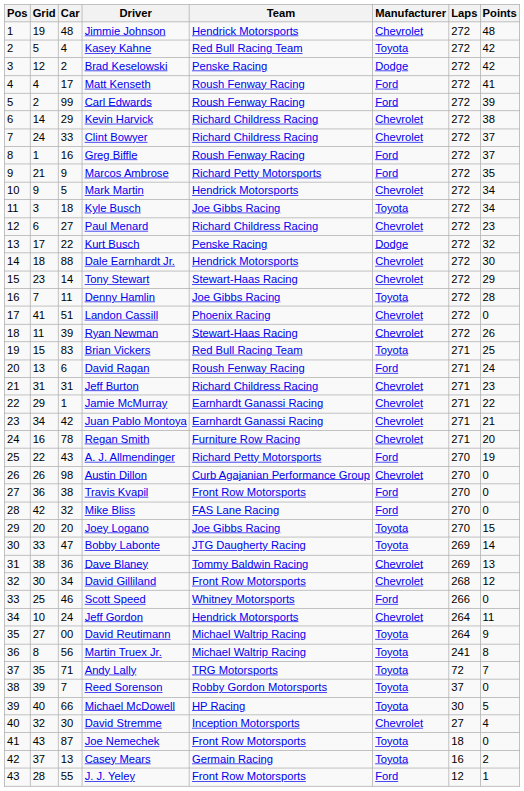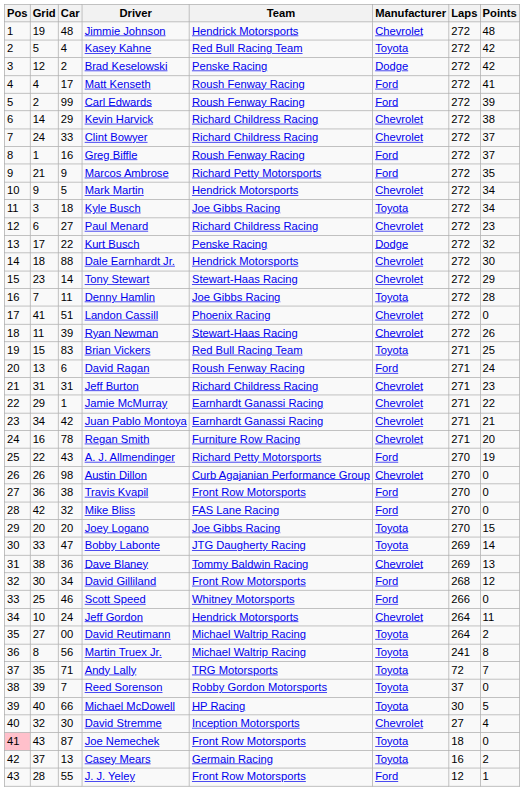(399, 581) Chevrolet -> (387, 581) Ford
(486, 635) 9 -> (486, 635) 2
(13, 741) no background -> (13, 741) pink background
